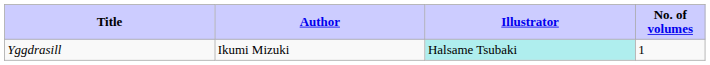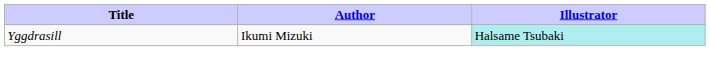- column: (670, 22)
